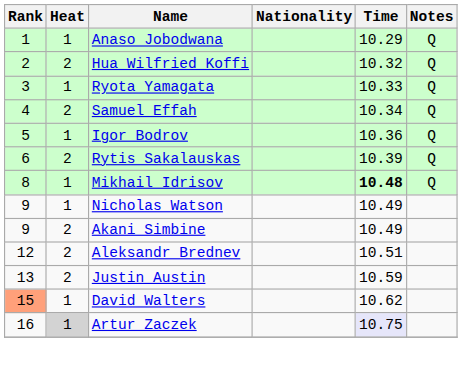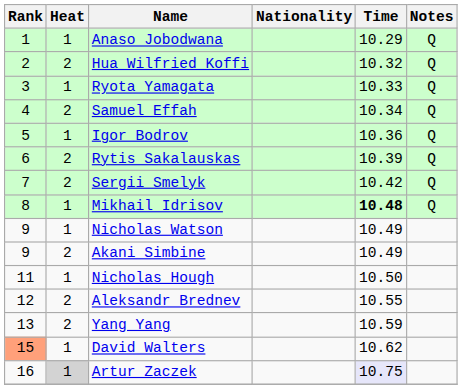+ row: (149, 183)
+ row: (153, 277)
(381, 254) 10.51 -> (381, 301) 10.55
- row: (149, 277)
+ row: (131, 325)
